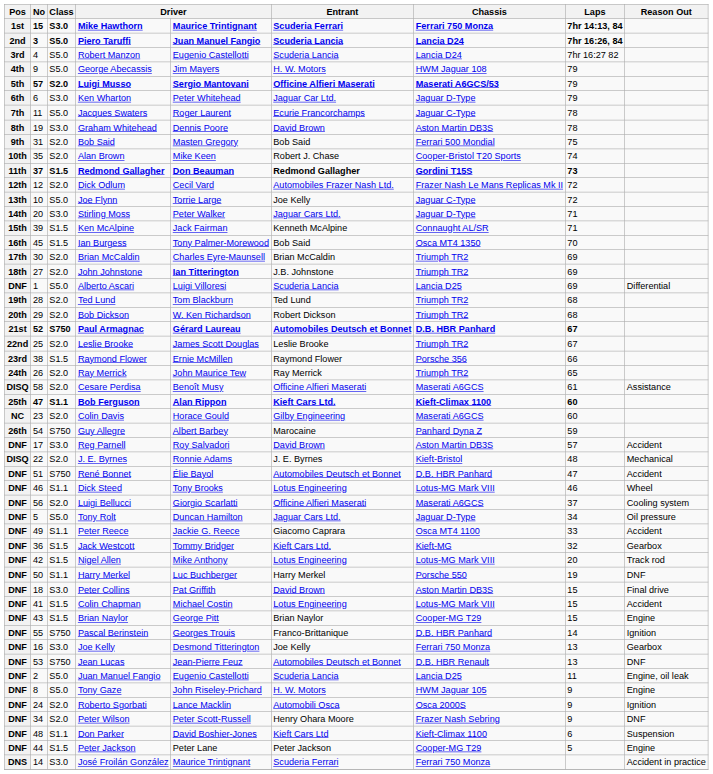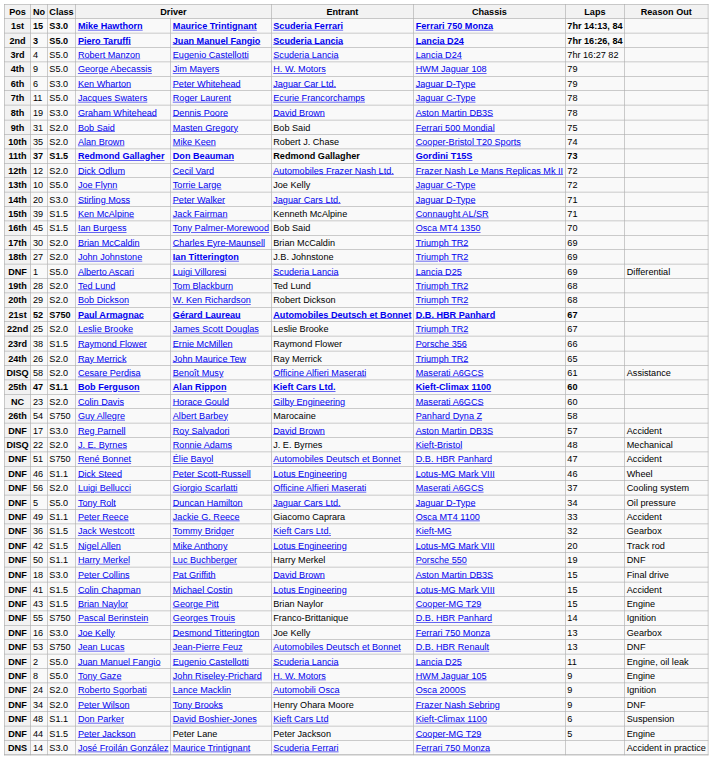- row: (104, 84)
(572, 430) 59 -> (572, 416) 58
(198, 488) Tony Brooks -> (212, 474) Peter Scott-Russell
(212, 719) Peter Scott-Russell -> (198, 705) Tony Brooks
